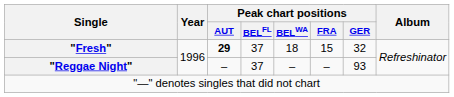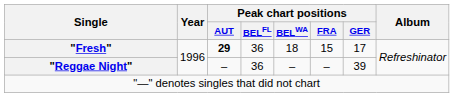(257, 48) 37 -> (257, 48) 36
(360, 48) 32 -> (360, 48) 17
(257, 66) 37 -> (257, 66) 36
(360, 66) 93 -> (360, 66) 39
